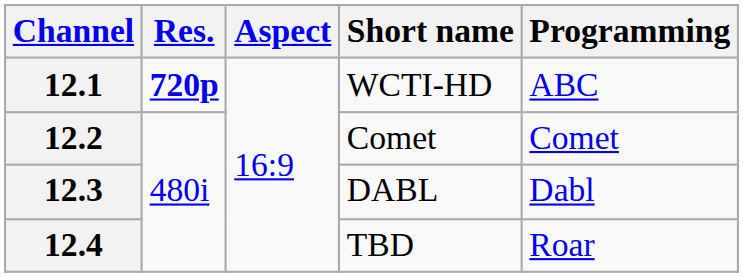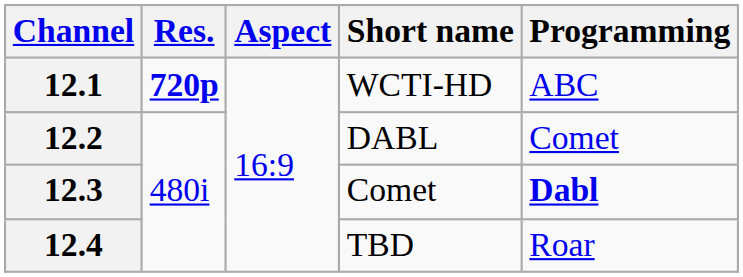(392, 137) Comet -> (393, 137) DABL
(393, 191) DABL -> (392, 191) Comet
(562, 191) normal -> (564, 191) bold
